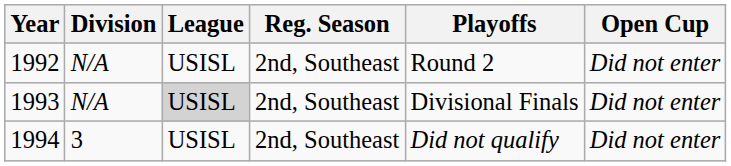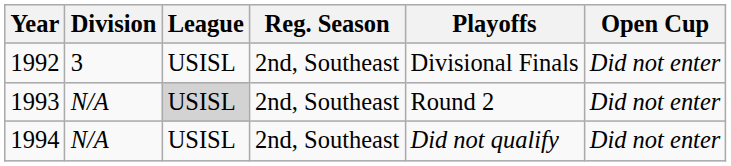(90, 62) N/A -> (77, 62) 3
(452, 62) Round 2 -> (495, 62) Divisional Finals
(495, 101) Divisional Finals -> (452, 101) Round 2
(77, 140) 3 -> (90, 140) N/A
